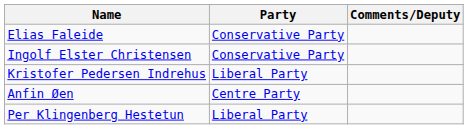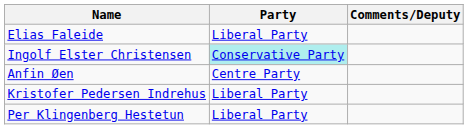(278, 34) Conservative Party -> (260, 34) Liberal Party
(278, 54) no background -> (278, 54) paleturquoise background
rows swapped: (40, 94) <-> (107, 74)
